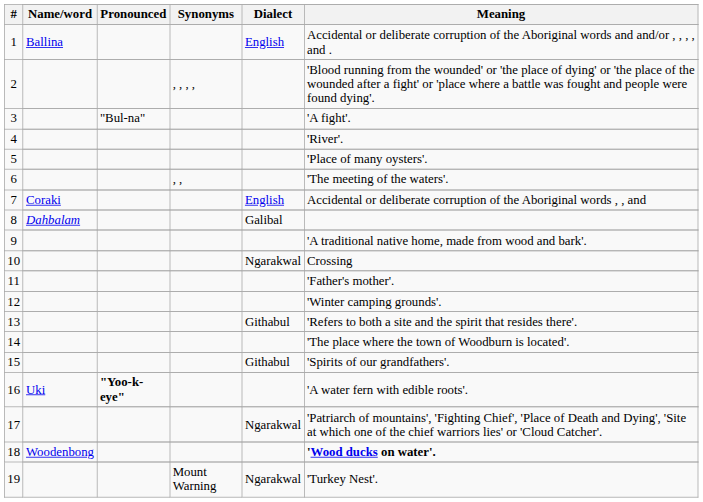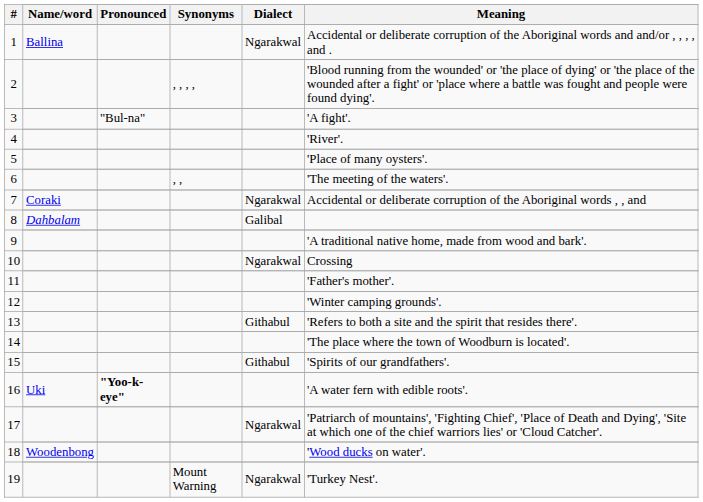(264, 42) English -> (273, 42) Ngarakwal
(264, 199) English -> (273, 199) Ngarakwal
(371, 452) bold -> (366, 452) normal
